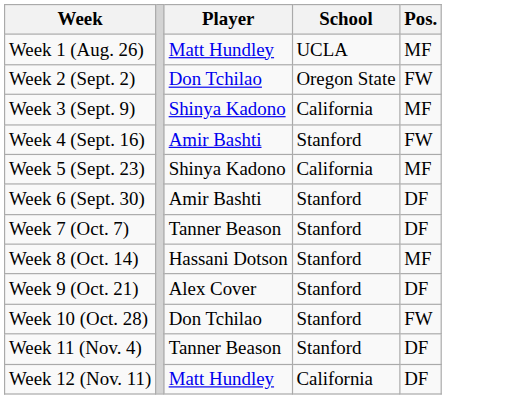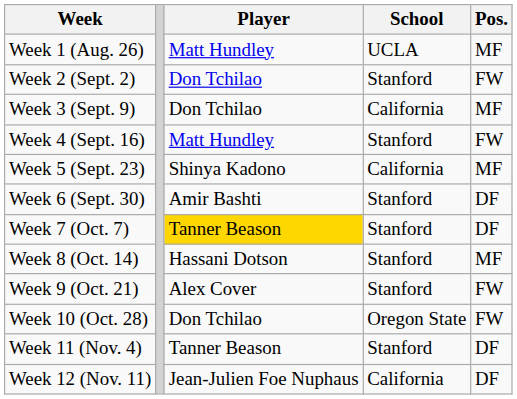(346, 79) Oregon State -> (400, 79) Stanford
(227, 109) Shinya Kadono -> (215, 109) Don Tchilao
(215, 139) Amir Bashti -> (221, 139) Matt Hundley
(225, 229) no background -> (225, 229) gold background
(416, 288) DF -> (489, 288) FW
(329, 318) Stanford -> (417, 318) Oregon State
(221, 378) Matt Hundley -> (264, 378) Jean-Julien Foe Nuphaus
